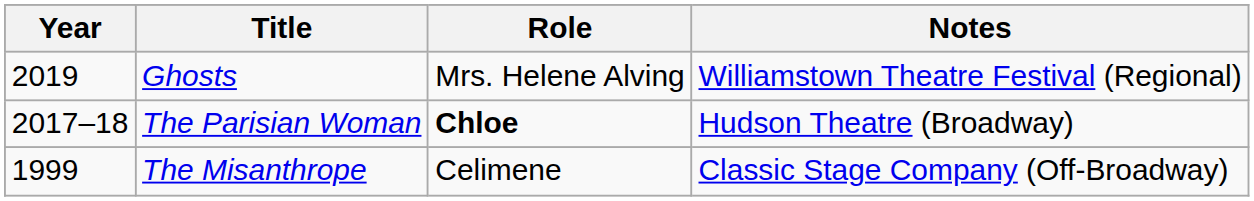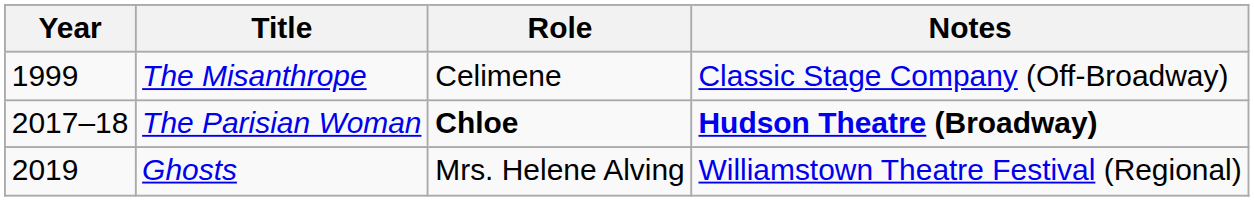rows swapped: (254, 170) <-> (190, 75)
(886, 123) normal -> (898, 123) bold
